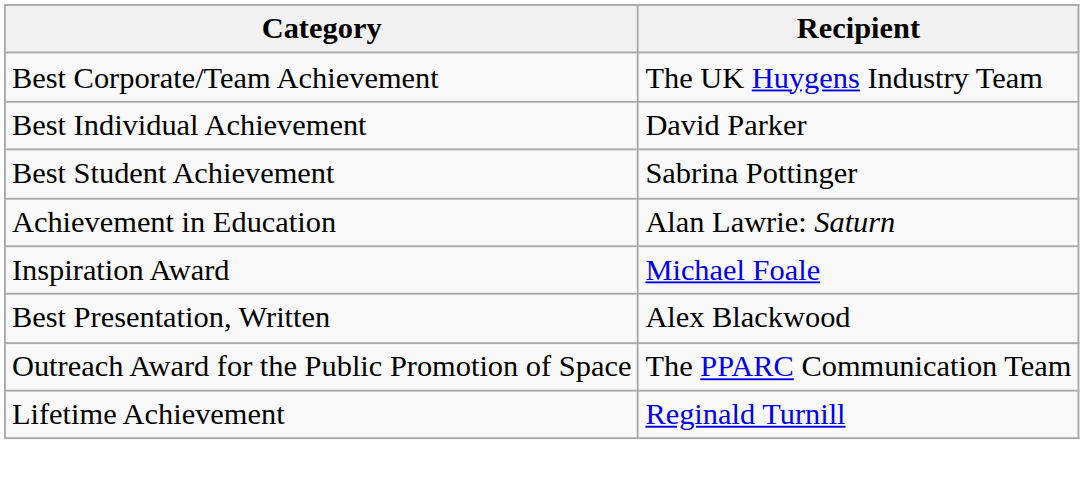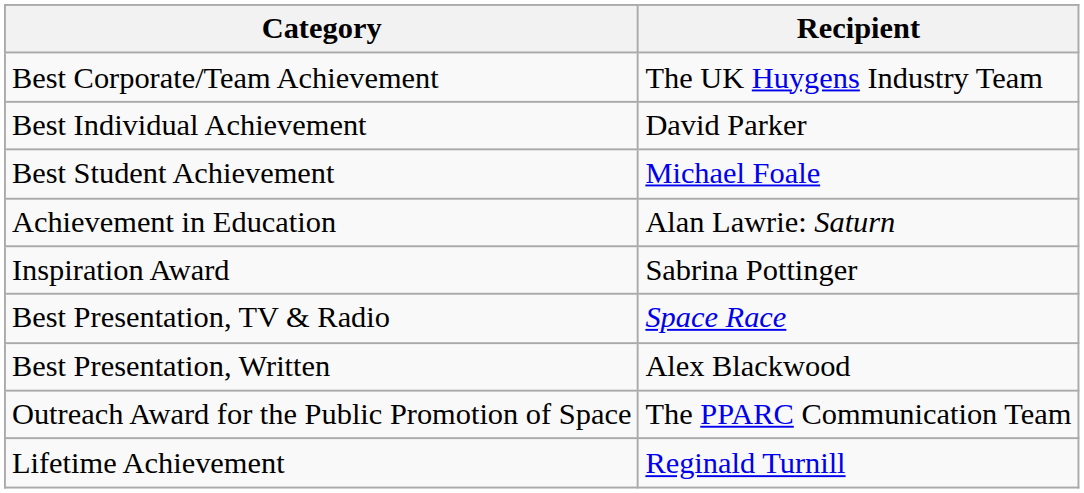(751, 173) Sabrina Pottinger -> (733, 173) Michael Foale
(733, 269) Michael Foale -> (751, 269) Sabrina Pottinger
+ row: (201, 317)
